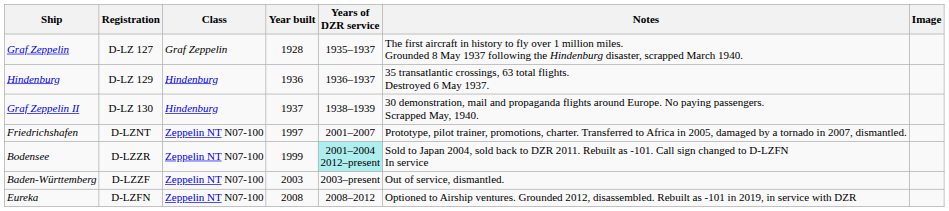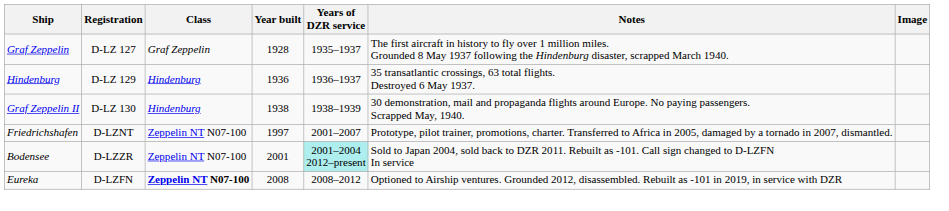(292, 109) 1937 -> (278, 109) 1938
(292, 156) 1999 -> (278, 156) 2001
- row: (52, 180)
(214, 197) normal -> (199, 180) bold
